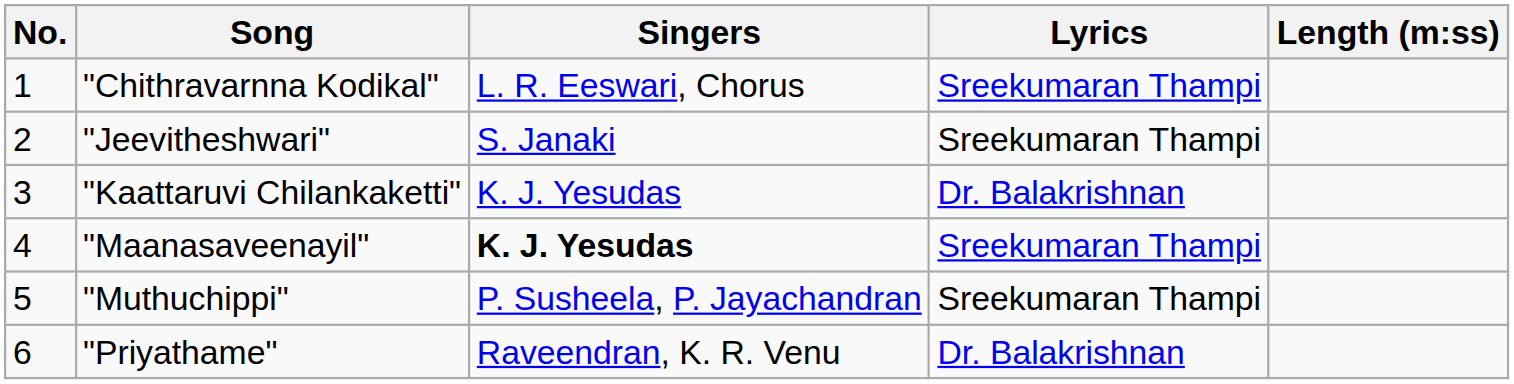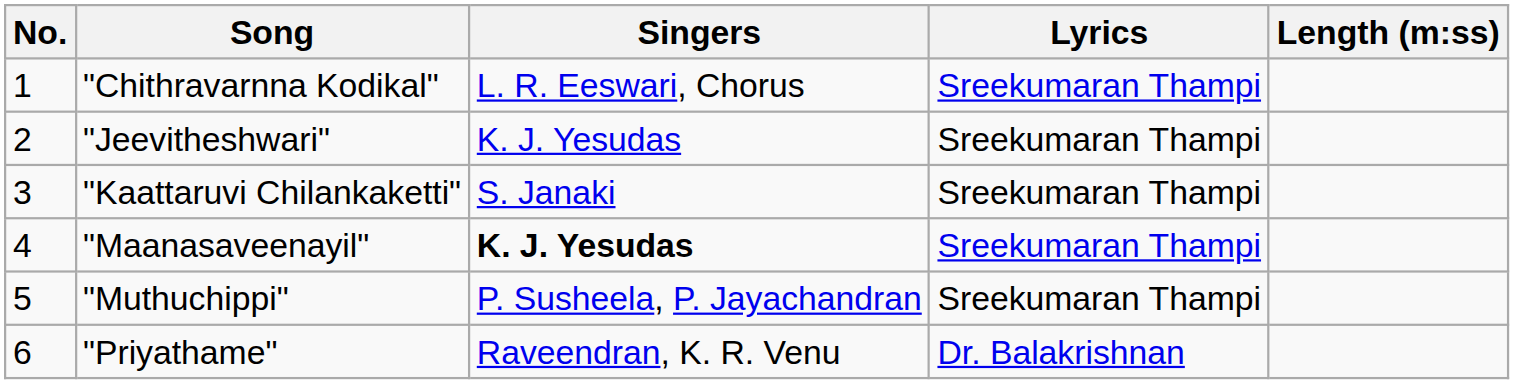(546, 139) S. Janaki -> (579, 139) K. J. Yesudas
(579, 192) K. J. Yesudas -> (546, 192) S. Janaki
(1061, 192) Dr. Balakrishnan -> (1099, 192) Sreekumaran Thampi
